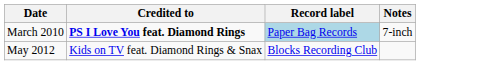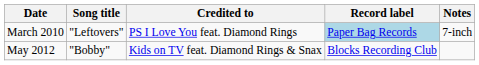+ column: (96, 13)
(157, 32) bold -> (213, 32) normal
